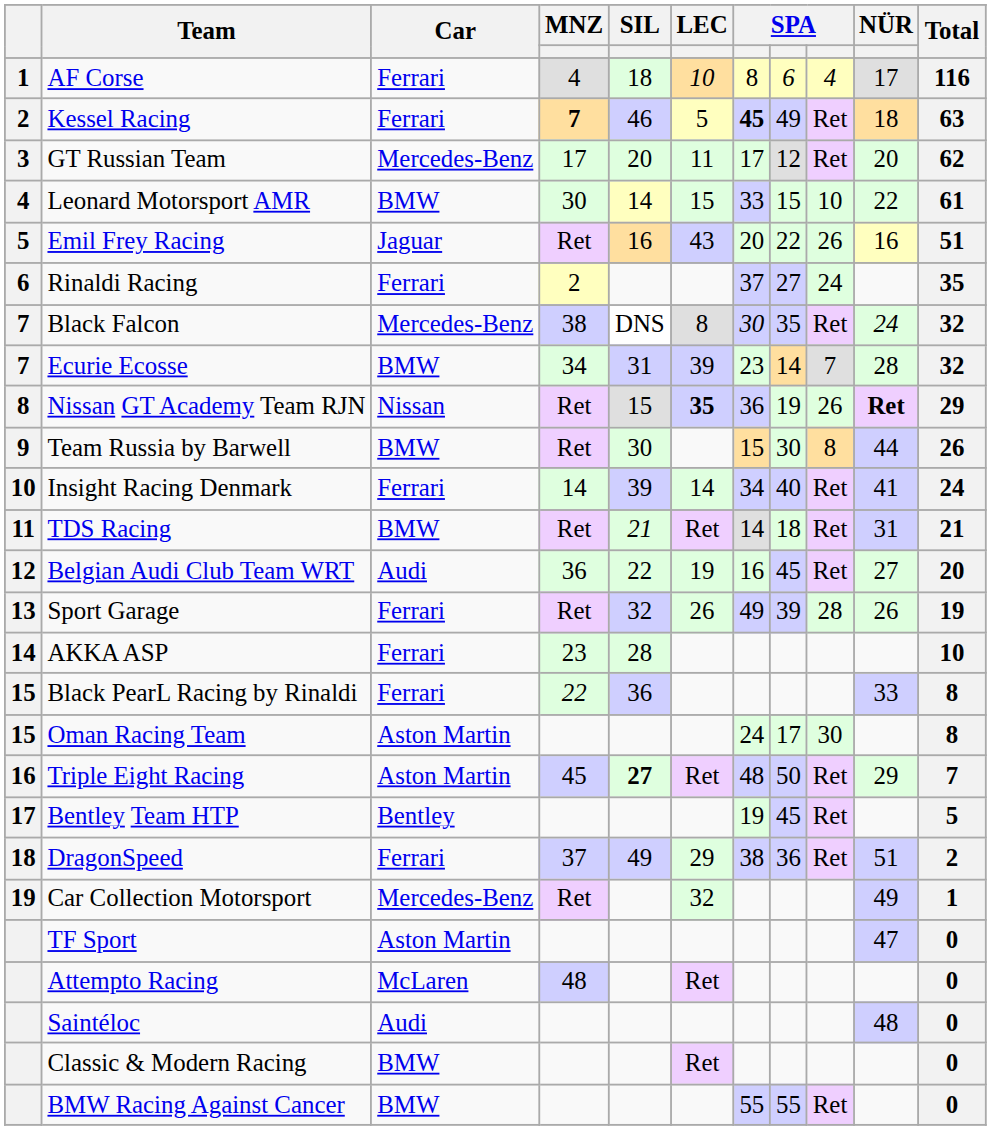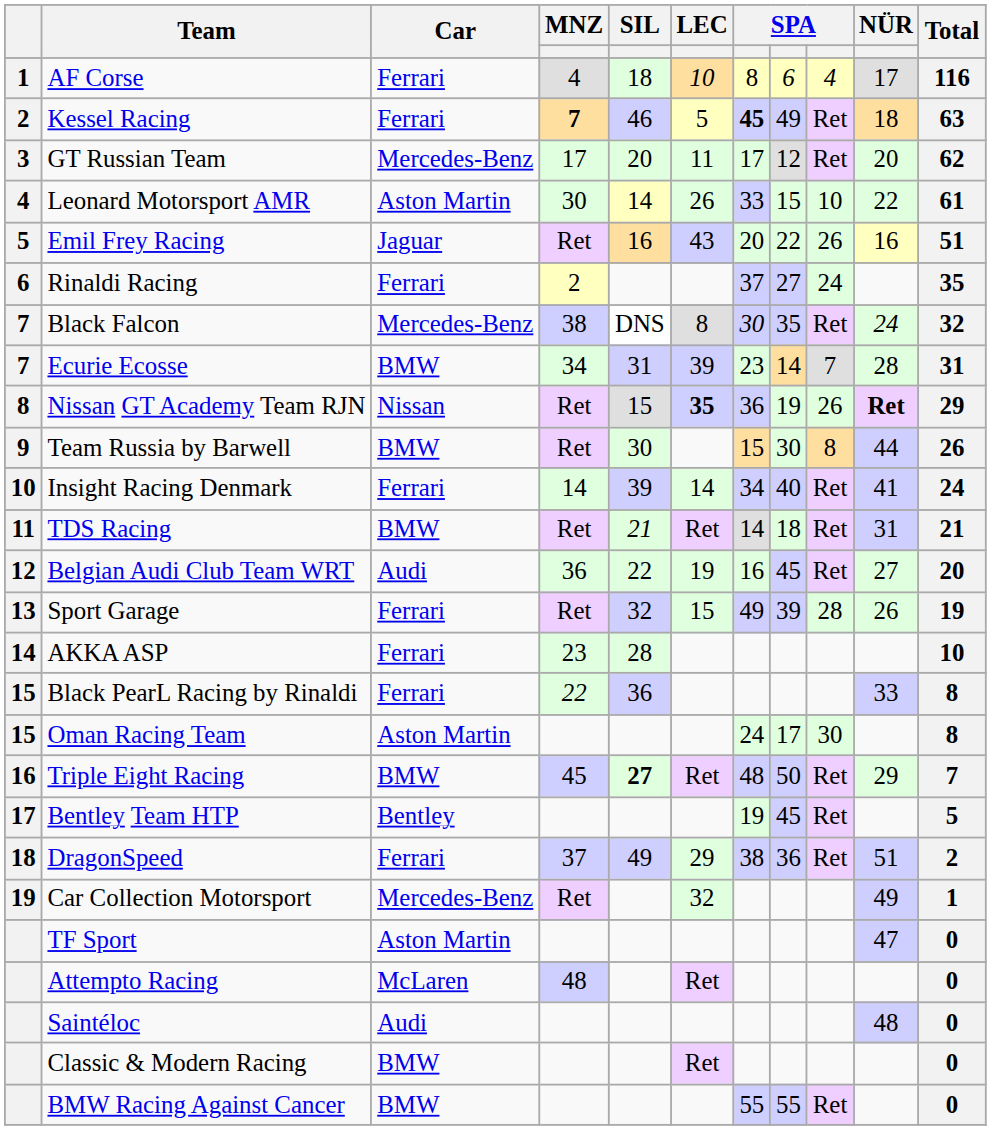(408, 200) BMW -> (444, 200) Aston Martin
(702, 200) 15 -> (702, 200) 26
(952, 364) 32 -> (952, 364) 31
(702, 611) 26 -> (702, 611) 15
(444, 775) Aston Martin -> (408, 775) BMW
